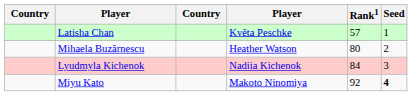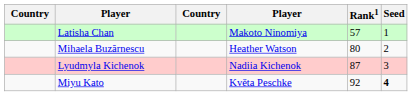(260, 32) Květa Peschke -> (268, 32) Makoto Ninomiya
(355, 65) 84 -> (355, 65) 87
(268, 82) Makoto Ninomiya -> (260, 82) Květa Peschke
